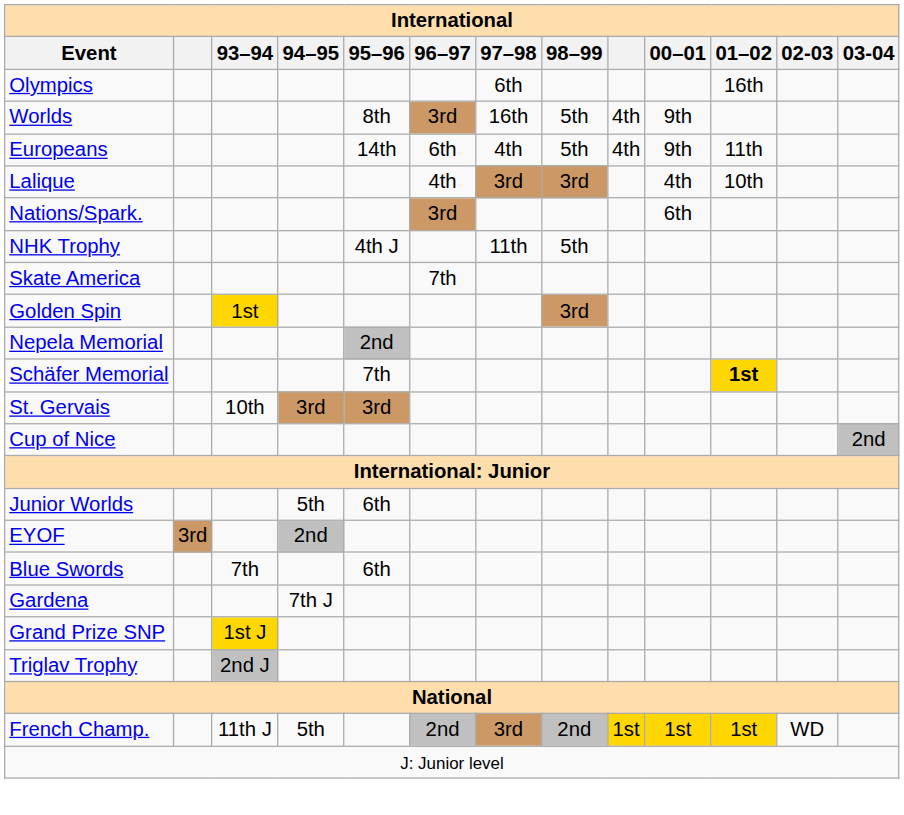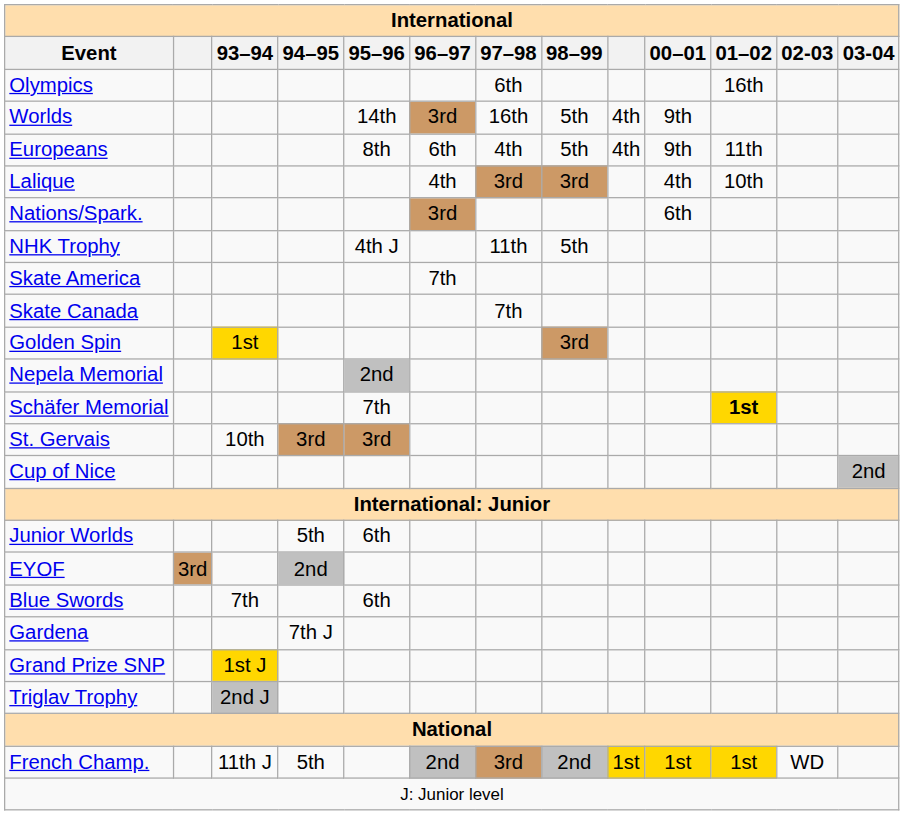(377, 117) 8th -> (377, 117) 14th
(377, 149) 14th -> (377, 149) 8th
+ row: (74, 310)
